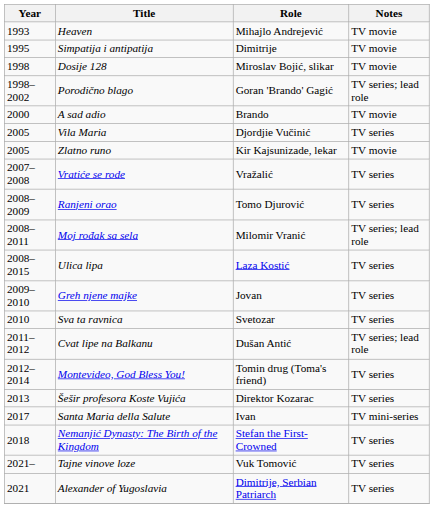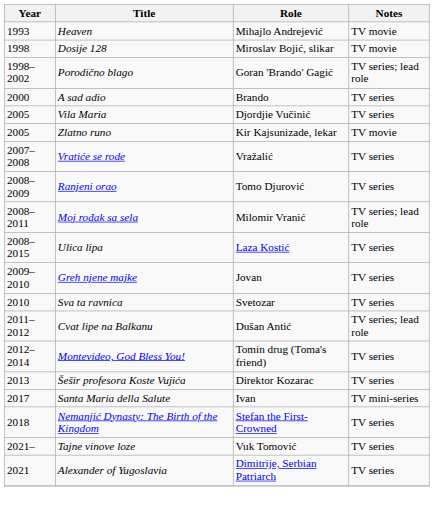- row: (105, 48)
(374, 114) TV movie -> (373, 97) TV series
